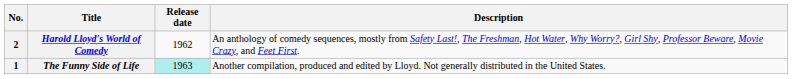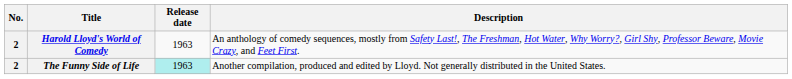(182, 44) 1962 -> (182, 44) 1963
(16, 66) 1 -> (16, 66) 2
